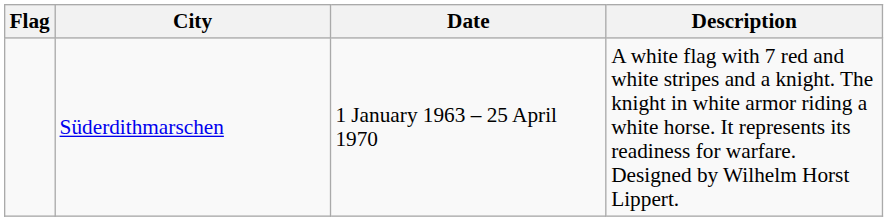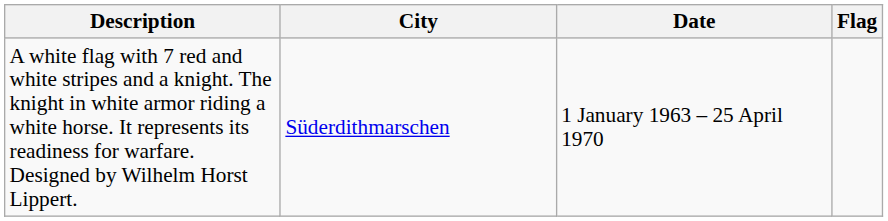columns swapped: (30, 21) <-> (744, 21)
